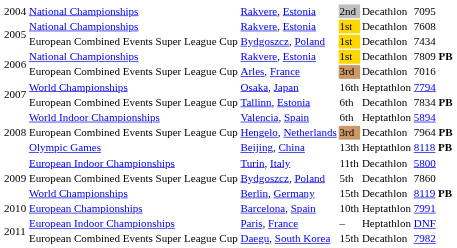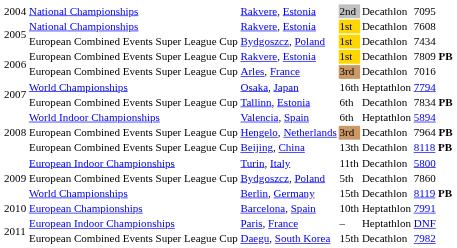(84, 56) National Championships -> (133, 56) European Combined Events Super League Cup
(65, 148) Olympic Games -> (133, 148) European Combined Events Super League Cup
(386, 148) Heptathlon -> (385, 148) Decathlon
